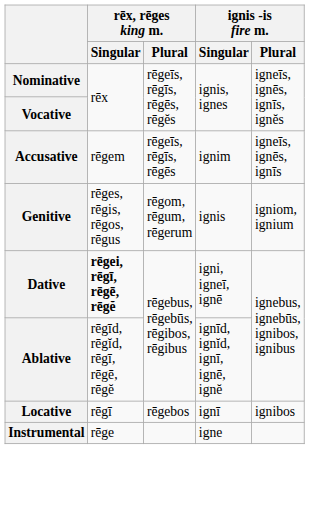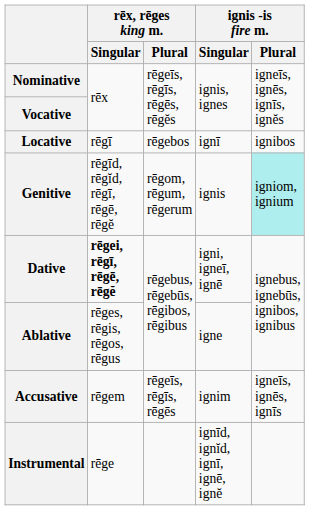rows swapped: (46, 157) <-> (46, 411)
(107, 216) rēges, rēgis, rēgos, rēgus -> (106, 193) rēgīd, rēgĭd, rēgī, rēgē, rēgĕ
(276, 216) no background -> (276, 193) paleturquoise background
(106, 359) rēgīd, rēgĭd, rēgī, rēgē, rēgĕ -> (107, 336) rēges, rēgis, rēgos, rēgus
(215, 359) ignīd, ignĭd, ignī, ignē, ignĕ -> (211, 336) igne
(211, 433) igne -> (215, 463) ignīd, ignĭd, ignī, ignē, ignĕ
